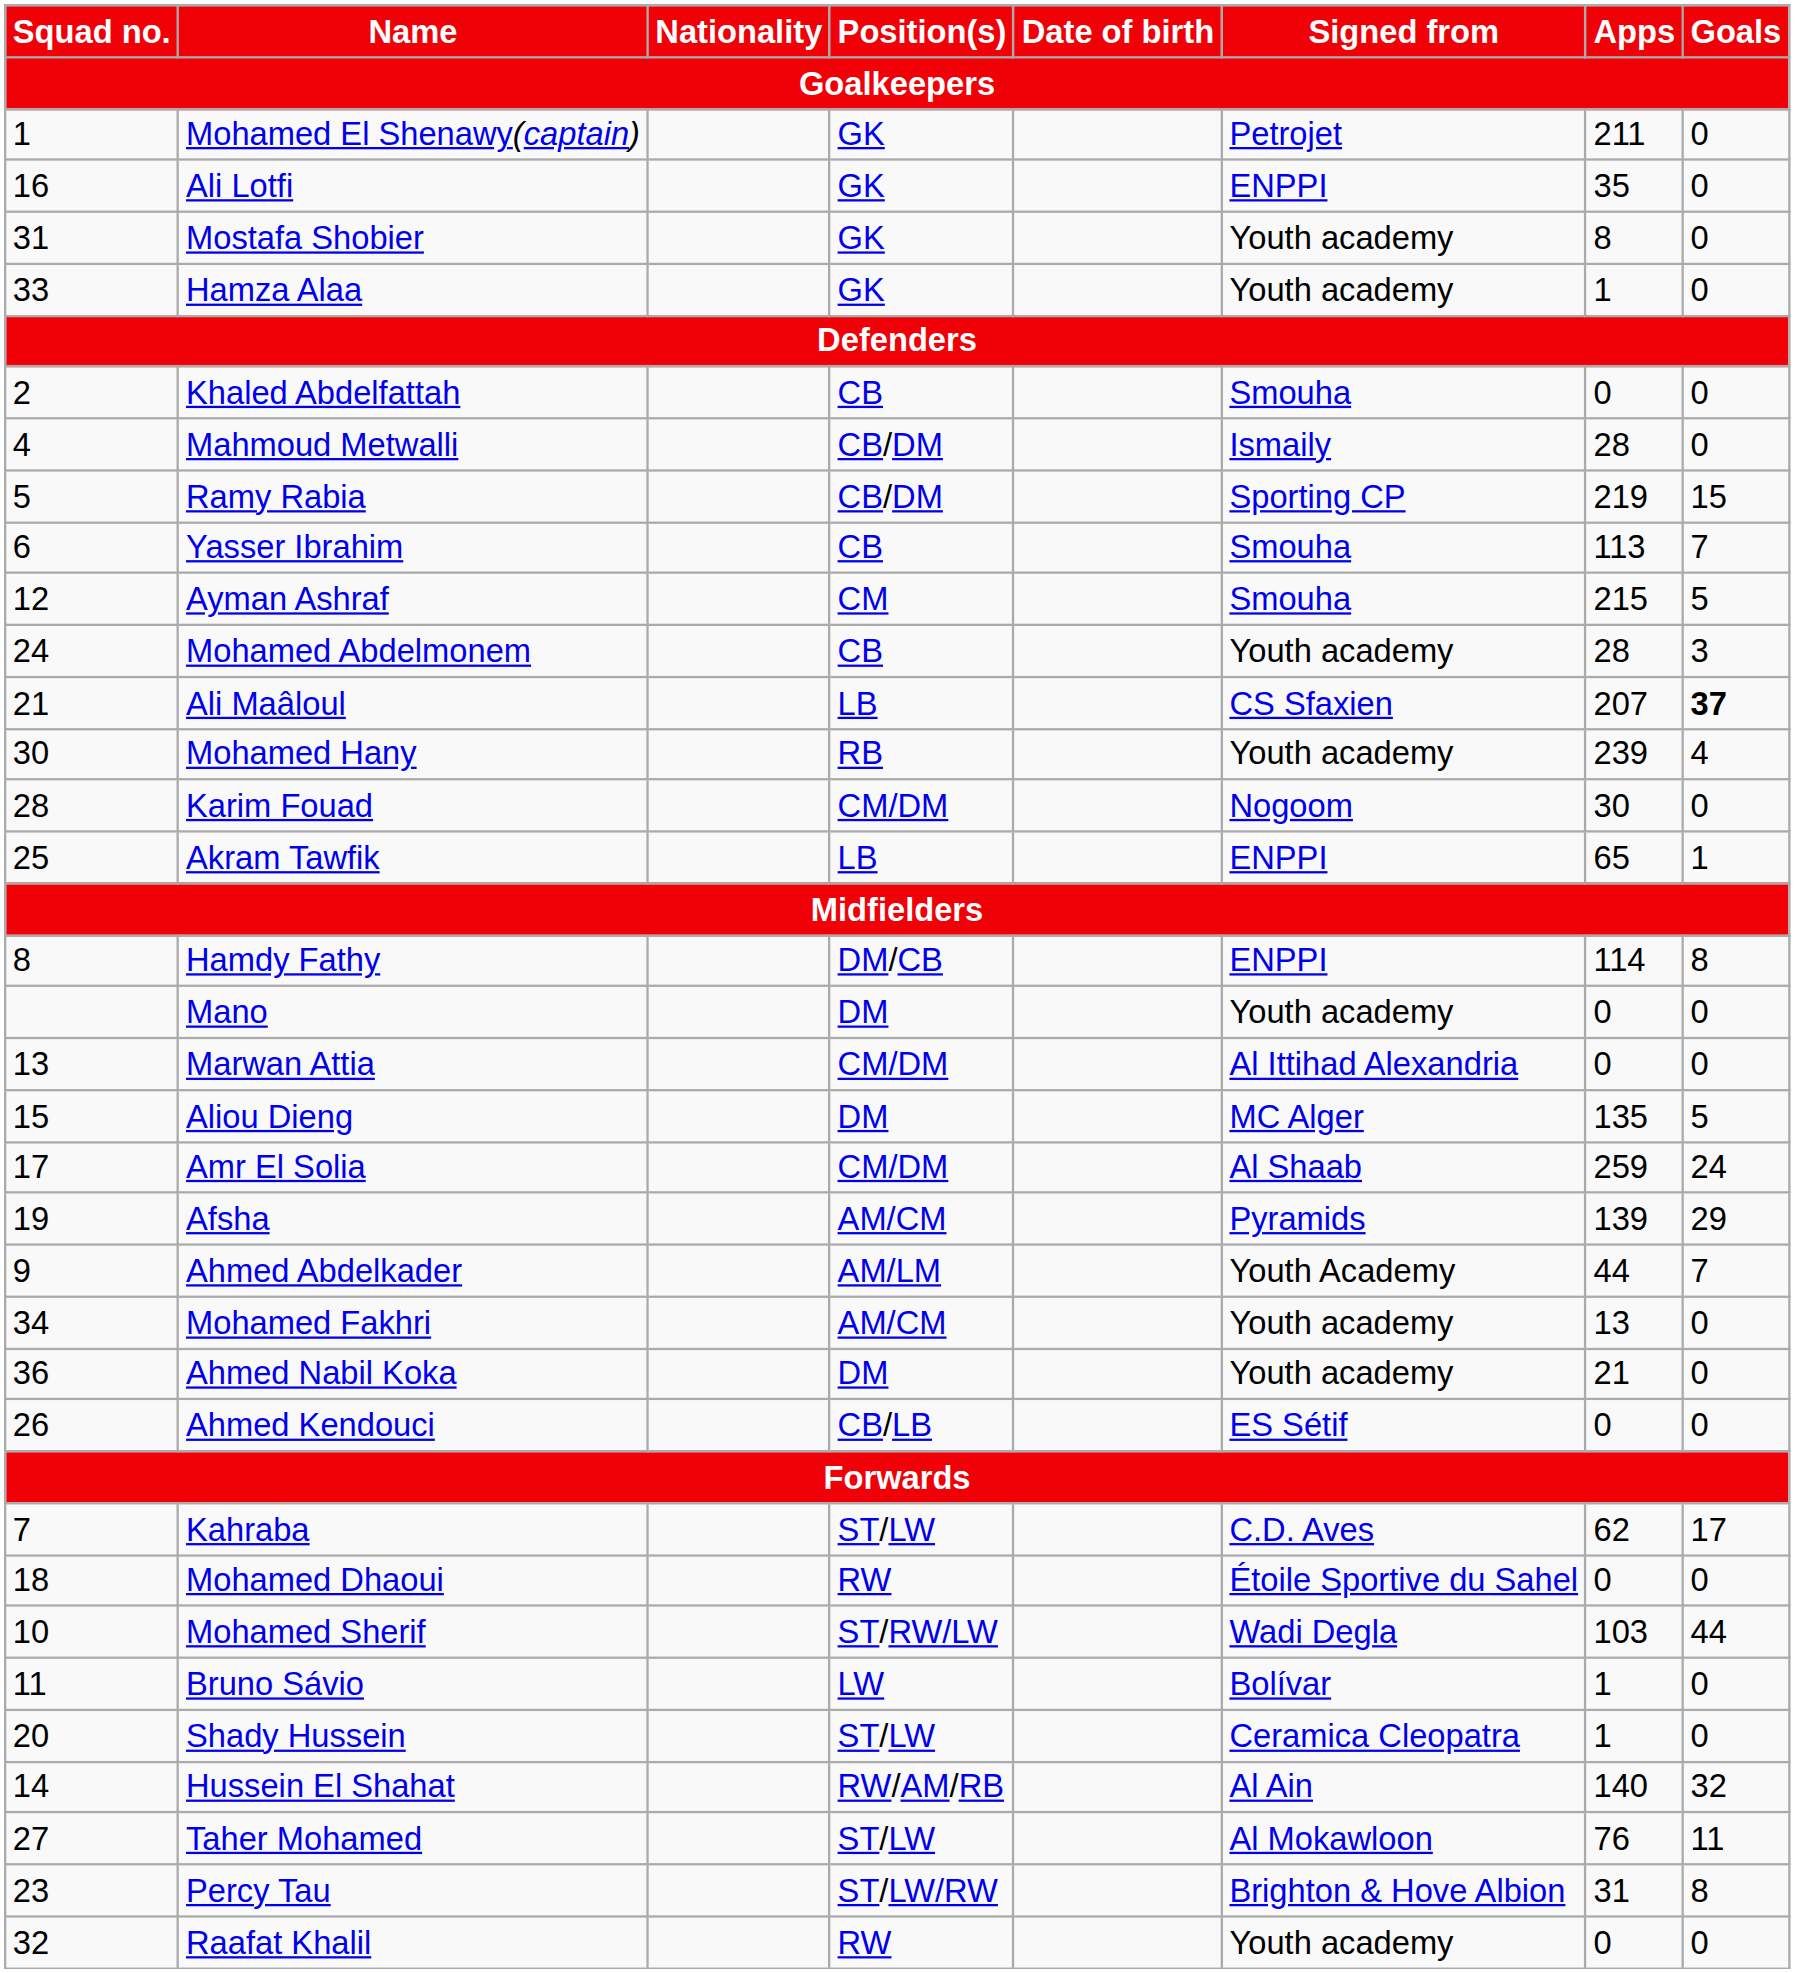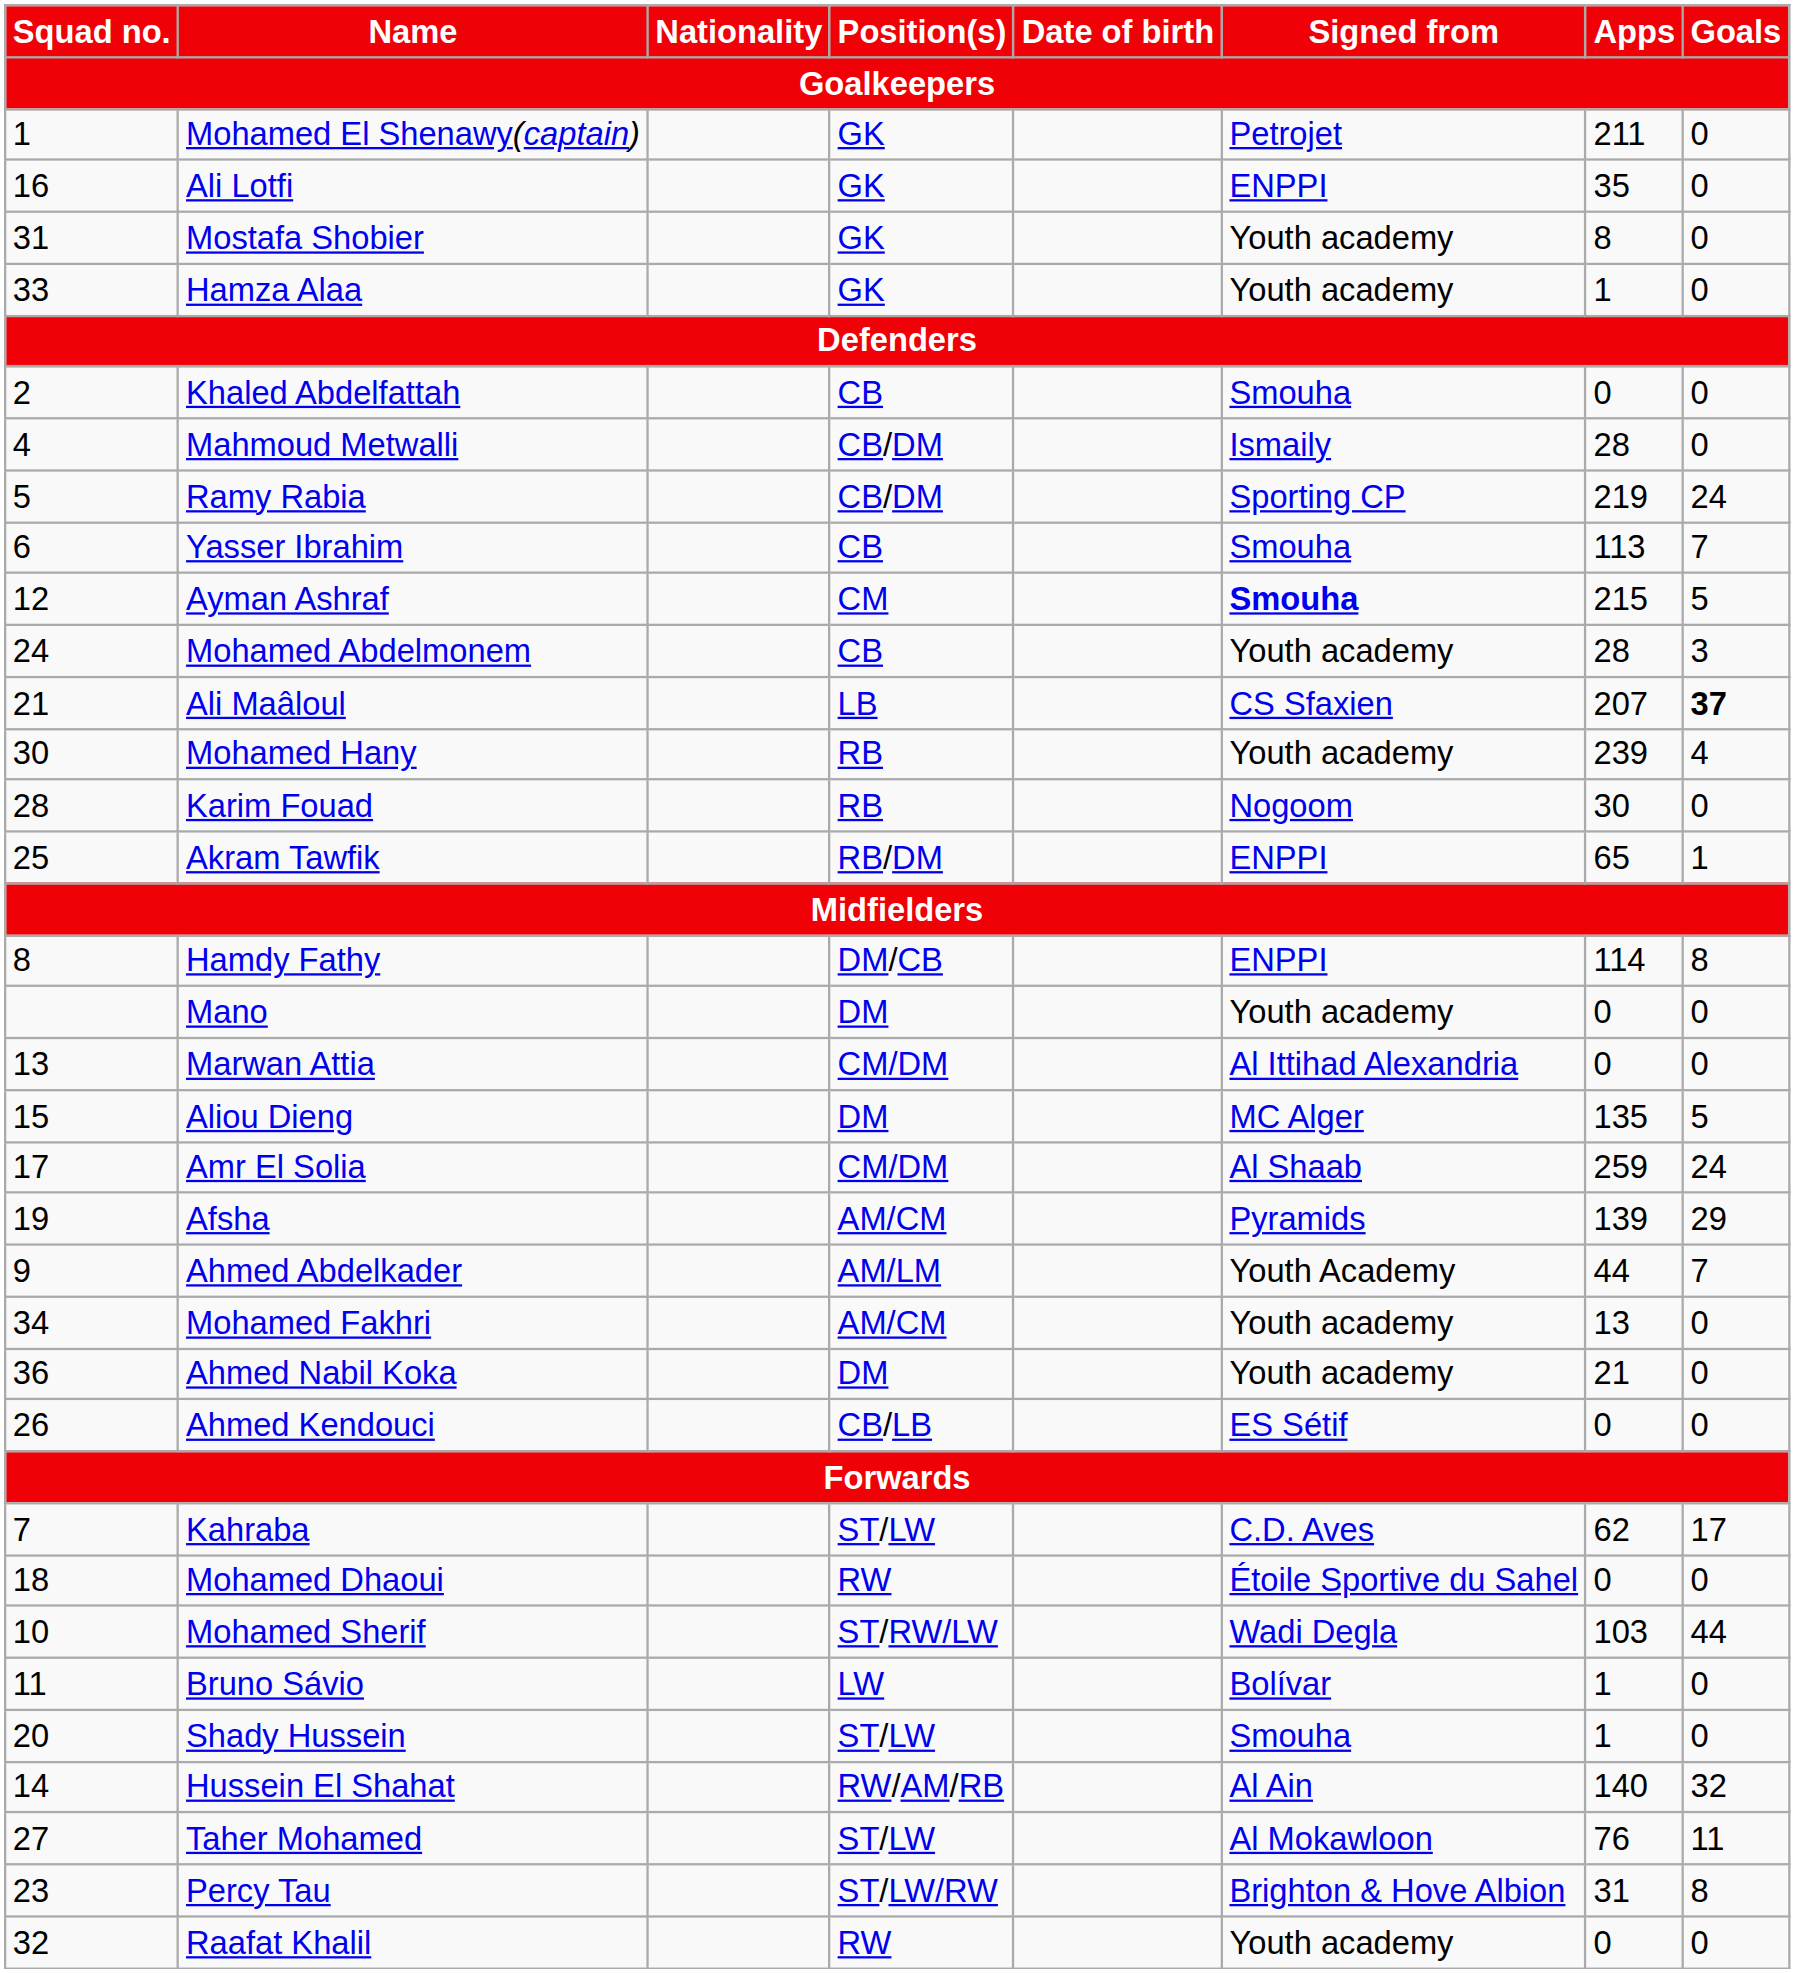(1709, 496) 15 -> (1709, 496) 24
(1290, 599) normal -> (1294, 599) bold
(893, 806) CM/DM -> (860, 806) RB
(858, 858) LB -> (890, 858) RB/DM
(1375, 1736) Ceramica Cleopatra -> (1290, 1736) Smouha
